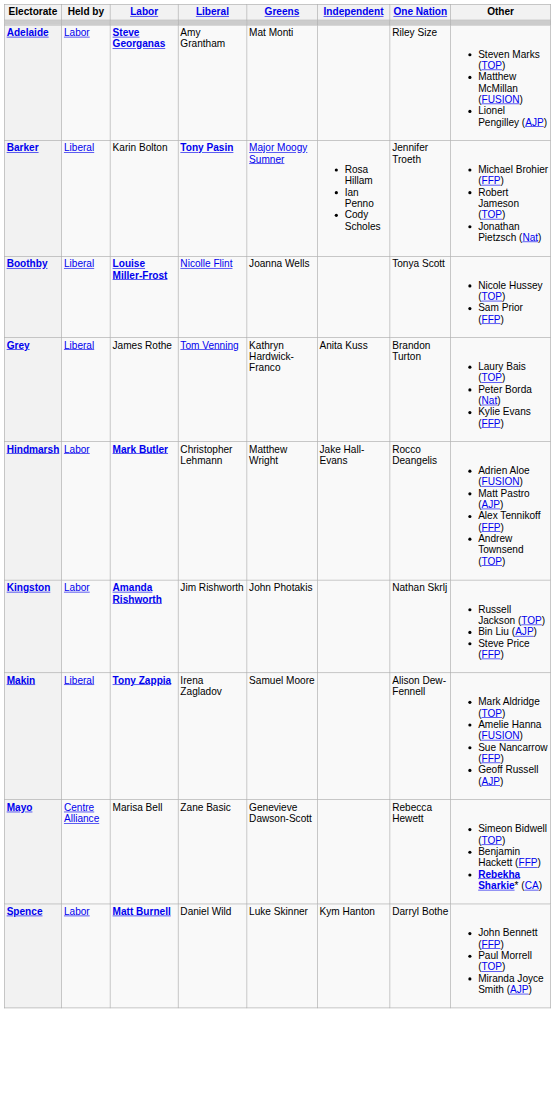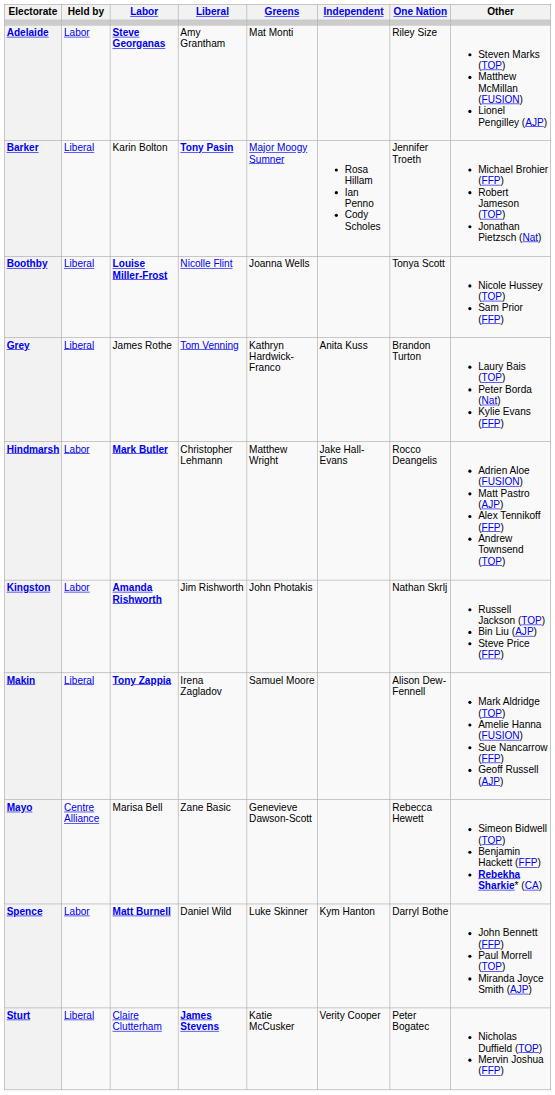+ row: (18, 1016)
